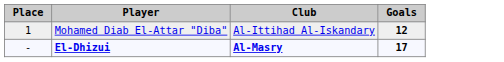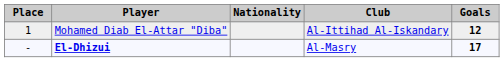+ column: (267, 13)
(258, 48) bold -> (331, 48) normal
